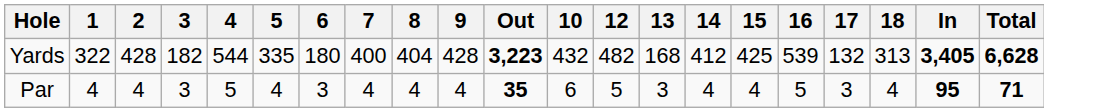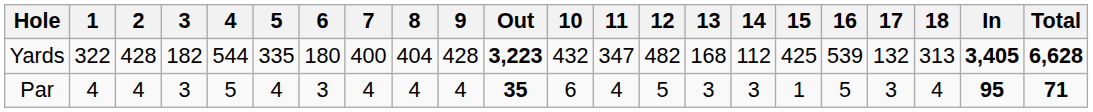+ column: (617, 21)
(709, 55) 412 -> (754, 55) 112
(709, 90) 4 -> (754, 90) 3
(755, 90) 4 -> (799, 90) 1
